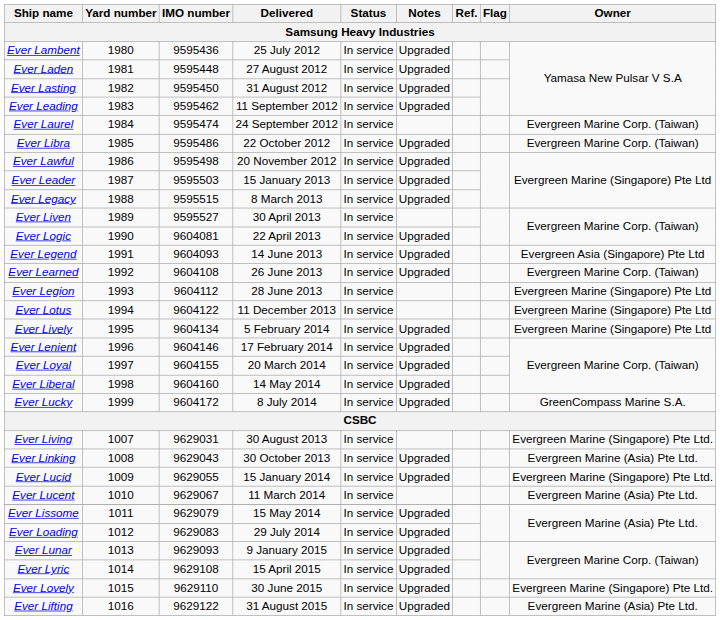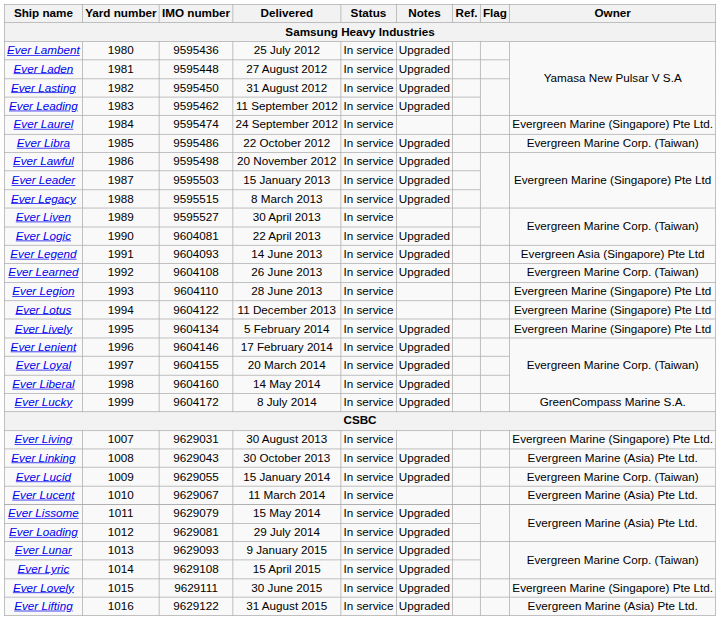(613, 124) Evergreen Marine Corp. (Taiwan) -> (613, 124) Evergreen Marine (Singapore) Pte Ltd.
(196, 291) 9604112 -> (196, 291) 9604110
(613, 476) Evergreen Marine (Singapore) Pte Ltd. -> (613, 476) Evergreen Marine Corp. (Taiwan)
(196, 532) 9629083 -> (196, 532) 9629081
(196, 587) 9629110 -> (196, 587) 9629111
